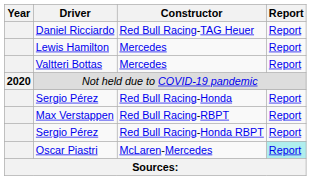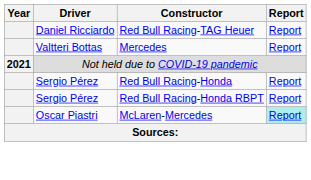- row: (72, 47)
(19, 81) 2020 -> (19, 64) 2021
- row: (75, 116)
